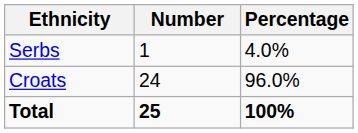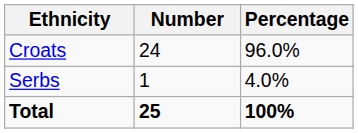rows swapped: (38, 81) <-> (34, 50)
